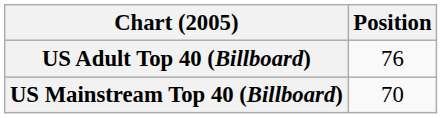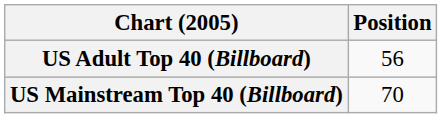(392, 58) 76 -> (392, 58) 56
